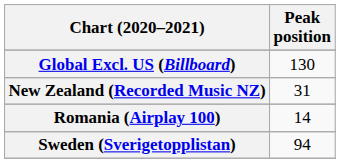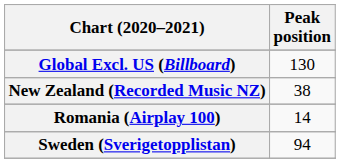(302, 90) 31 -> (302, 90) 38
